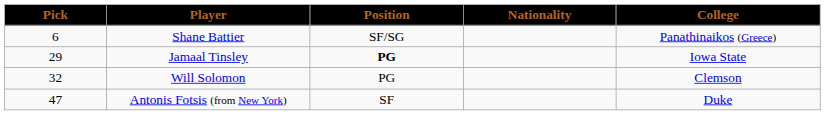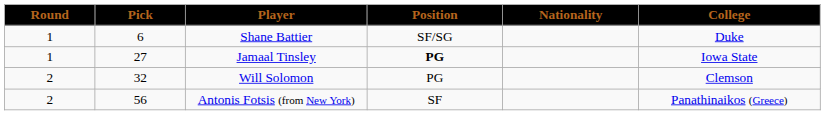+ column: (50, 15)
(718, 36) Panathinaikos (Greece) -> (729, 36) Duke
(55, 57) 29 -> (140, 57) 27
(55, 99) 47 -> (140, 99) 56
(718, 99) Duke -> (729, 99) Panathinaikos (Greece)
